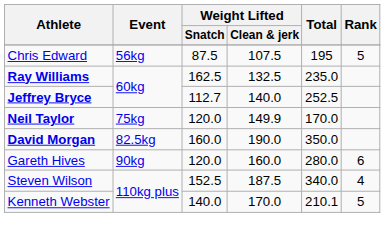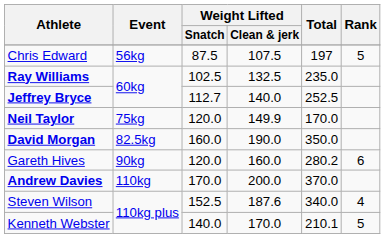(322, 56) 195 -> (322, 56) 197
(205, 77) 162.5 -> (205, 77) 102.5
(322, 160) 280.0 -> (322, 160) 280.2
+ row: (55, 181)
(265, 181) 187.5 -> (265, 202) 187.6
